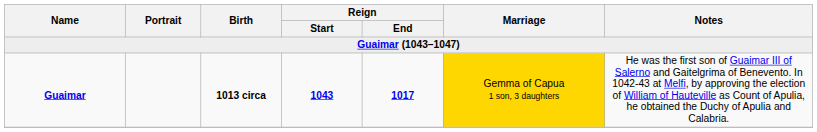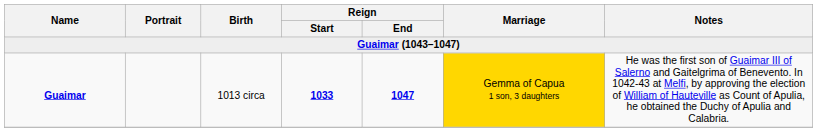(241, 95) bold -> (241, 95) normal
(322, 95) 1043 -> (322, 95) 1033
(403, 95) 1017 -> (403, 95) 1047
